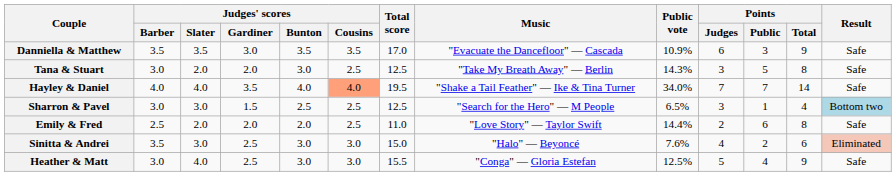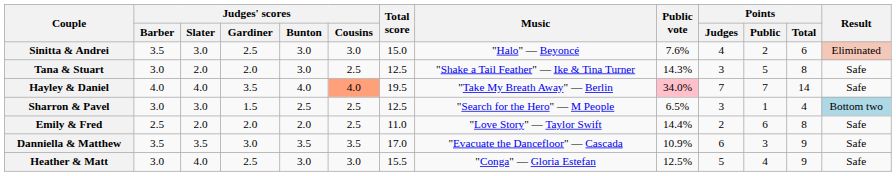rows swapped: (69, 51) <-> (69, 143)
(536, 69) "Take My Breath Away" — Berlin -> (536, 69) "Shake a Tail Feather" — Ike & Tina Turner
(536, 88) "Shake a Tail Feather" — Ike & Tina Turner -> (536, 88) "Take My Breath Away" — Berlin
(677, 88) no background -> (677, 88) pink background
